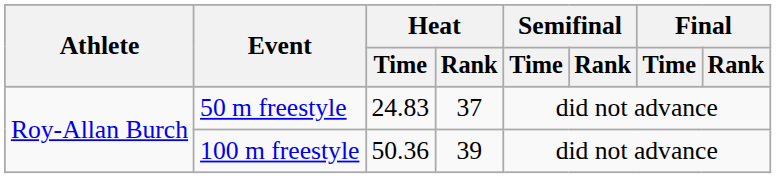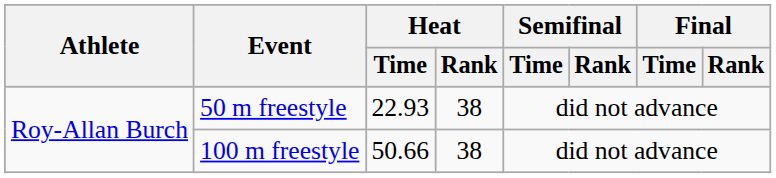(400, 108) 24.83 -> (400, 108) 22.93
(469, 108) 37 -> (469, 108) 38
(400, 150) 50.36 -> (400, 150) 50.66
(469, 150) 39 -> (469, 150) 38
